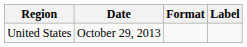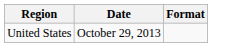- column: (225, 14)
